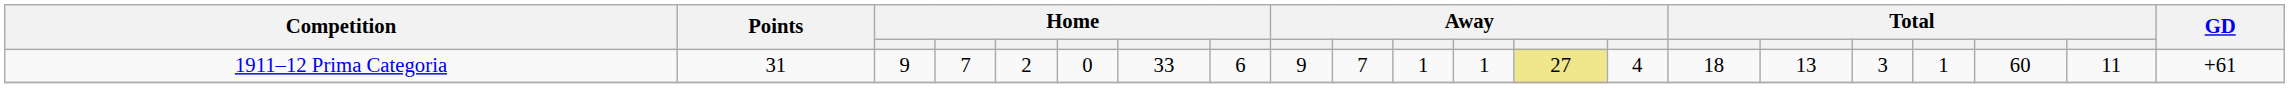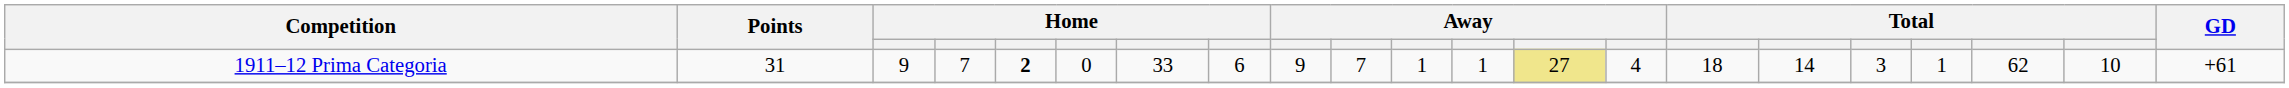(1027, 65) normal -> (1026, 65) bold
(1806, 65) 13 -> (1804, 65) 14
(2020, 65) 60 -> (2018, 65) 62
(2111, 65) 11 -> (2110, 65) 10
